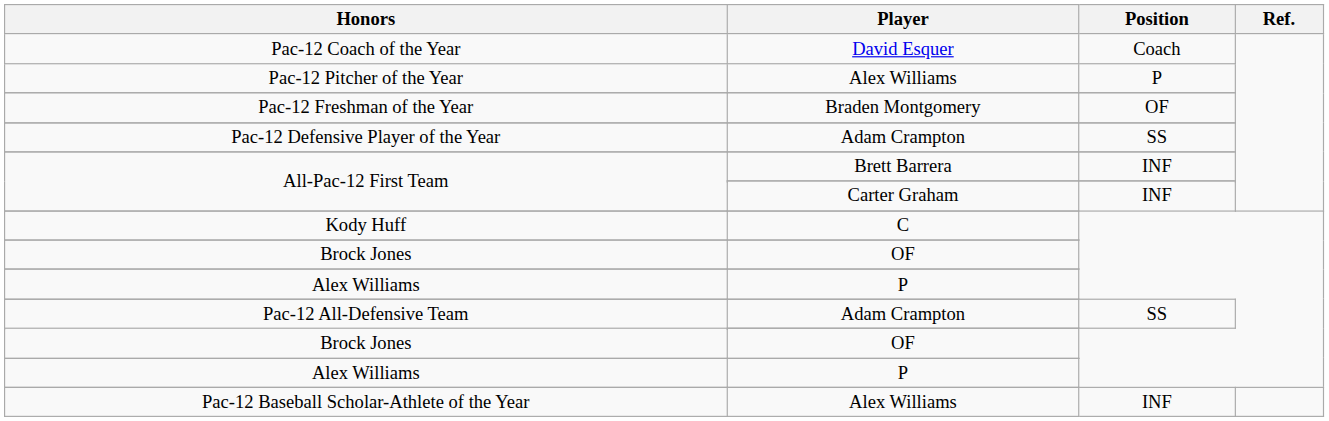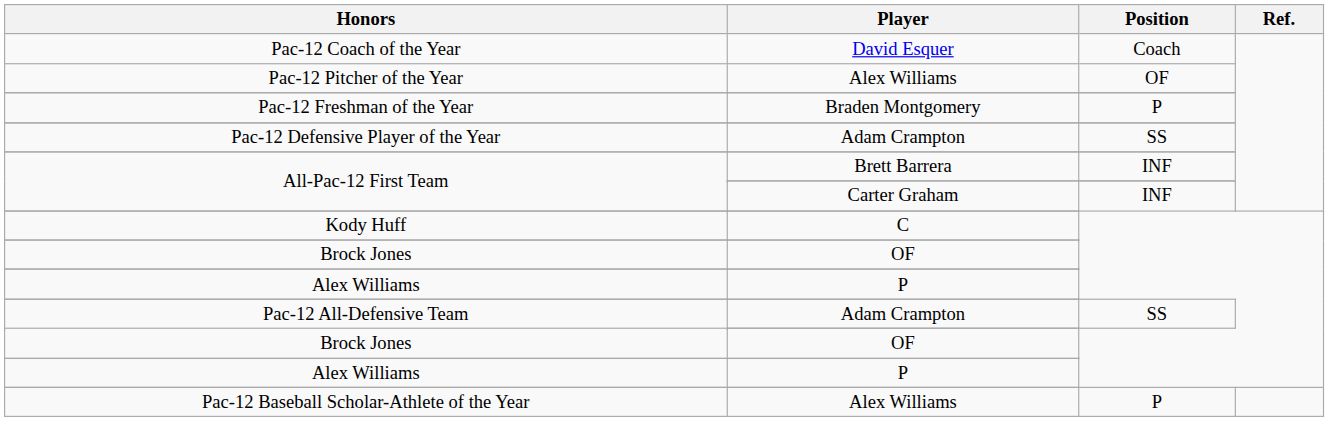(1157, 78) P -> (1157, 78) OF
(1157, 107) OF -> (1157, 107) P
(1157, 401) INF -> (1157, 401) P
